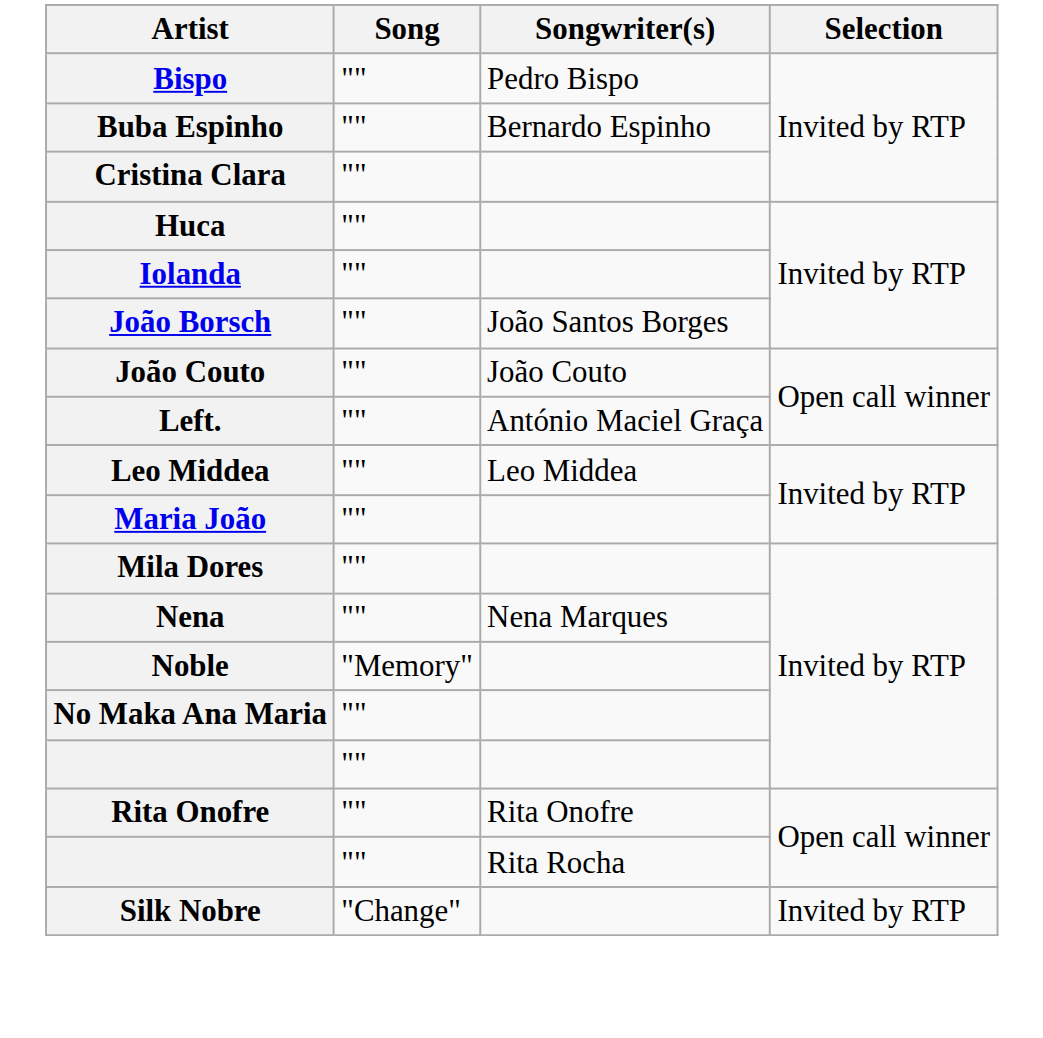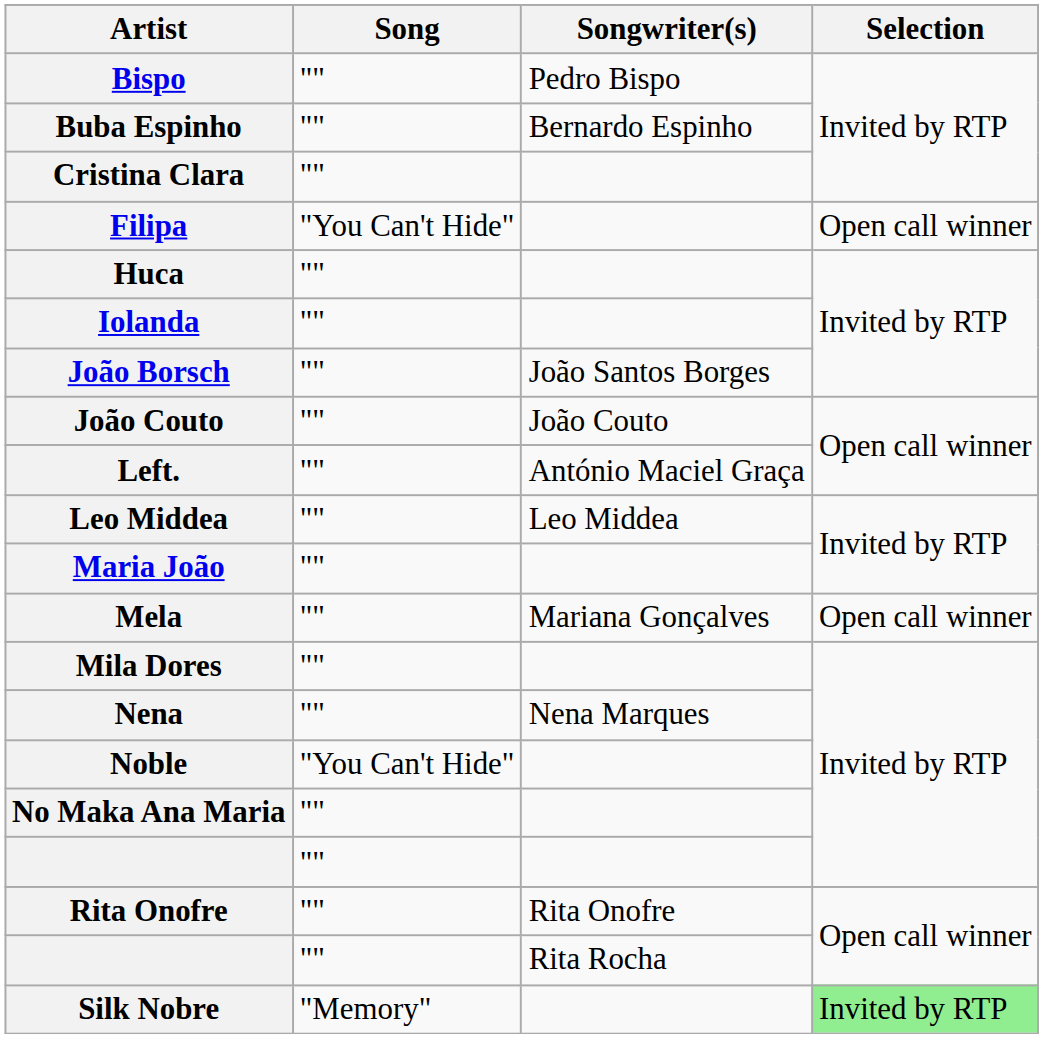+ row: (149, 224)
+ row: (149, 616)
(407, 665) "Memory" -> (407, 763) "You Can't Hide"
(401, 910) "Change" -> (366, 1008) "Memory"
(872, 910) no background -> (913, 1008) lightgreen background
